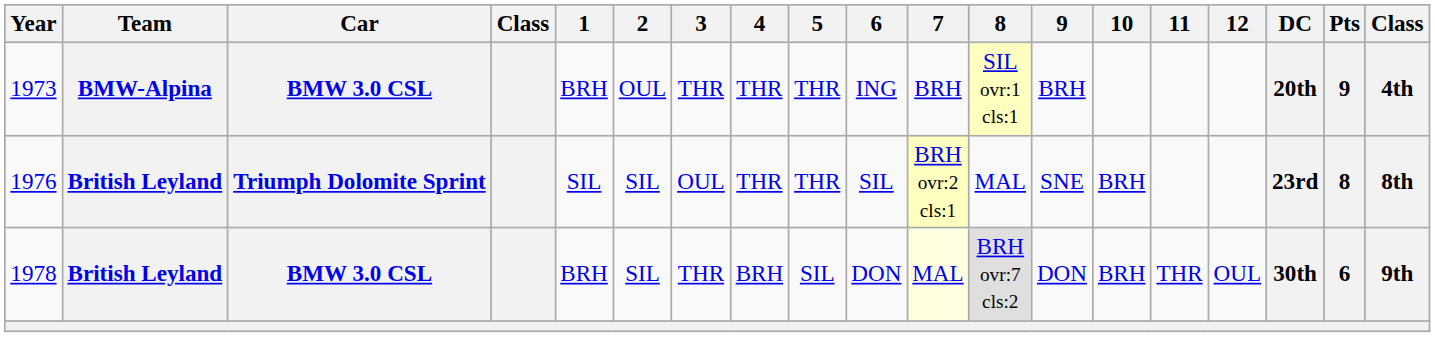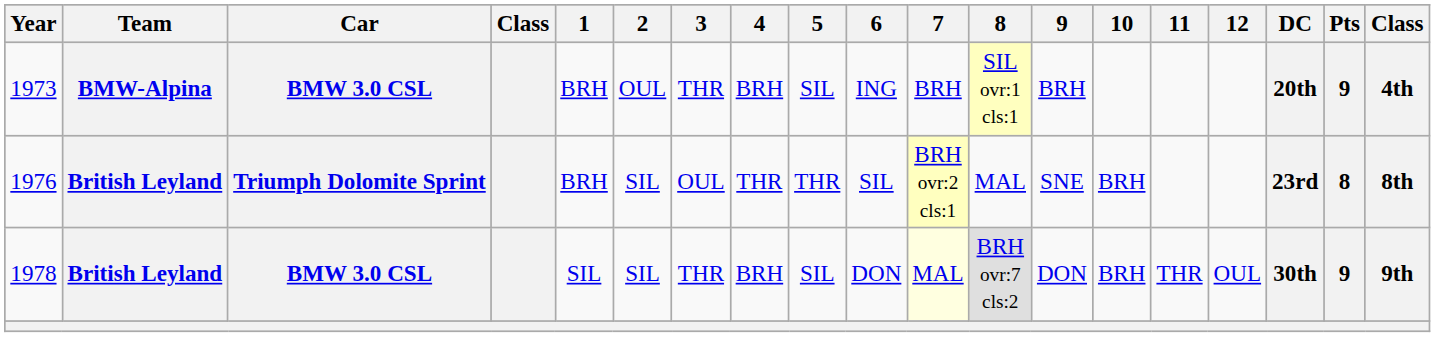(759, 88) THR -> (759, 88) BRH
(817, 88) THR -> (817, 88) SIL
(584, 181) SIL -> (584, 181) BRH
(584, 273) BRH -> (584, 273) SIL
(1345, 273) 6 -> (1345, 273) 9
